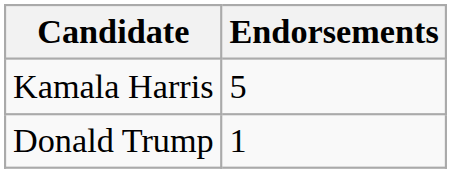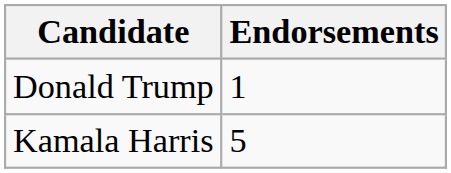rows swapped: (113, 85) <-> (113, 140)
